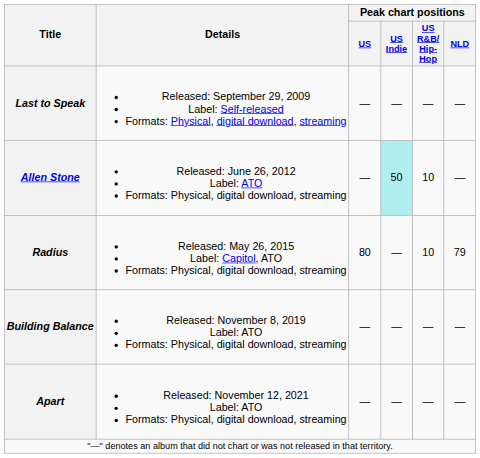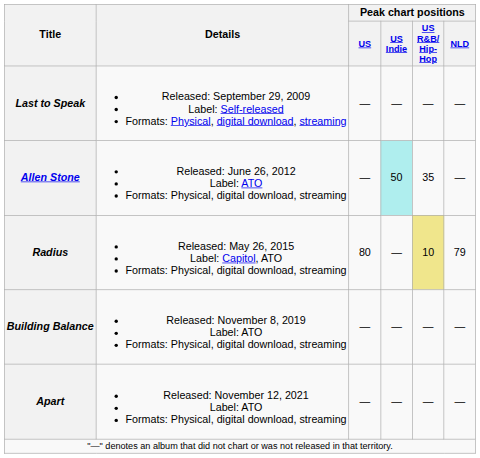(428, 177) 10 -> (428, 177) 35
(428, 252) no background -> (428, 252) khaki background
